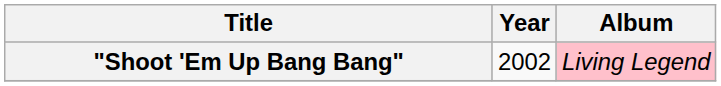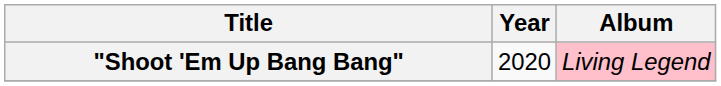(525, 61) 2002 -> (525, 61) 2020
